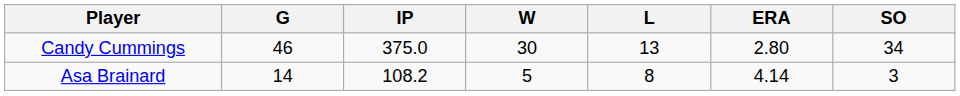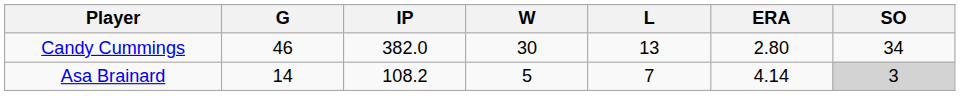(405, 47) 375.0 -> (405, 47) 382.0
(649, 76) 8 -> (649, 76) 7
(894, 76) no background -> (894, 76) lightgrey background
